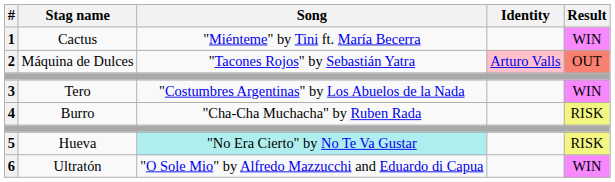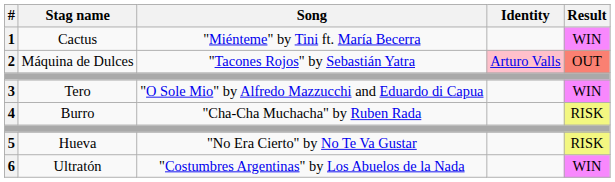(312, 91) "Costumbres Argentinas" by Los Abuelos de la Nada -> (312, 91) "O Sole Mio" by Alfredo Mazzucchi and Eduardo di Capua
(312, 143) paleturquoise background -> (312, 143) no background
(312, 166) "O Sole Mio" by Alfredo Mazzucchi and Eduardo di Capua -> (312, 166) "Costumbres Argentinas" by Los Abuelos de la Nada
